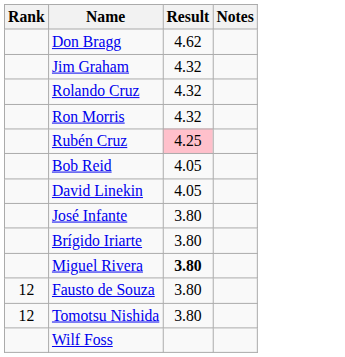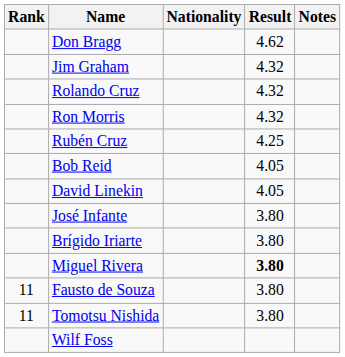+ column: (204, 16)
(188, 141) pink background -> (270, 141) no background
(26, 290) 12 -> (26, 290) 11
(26, 315) 12 -> (26, 315) 11
